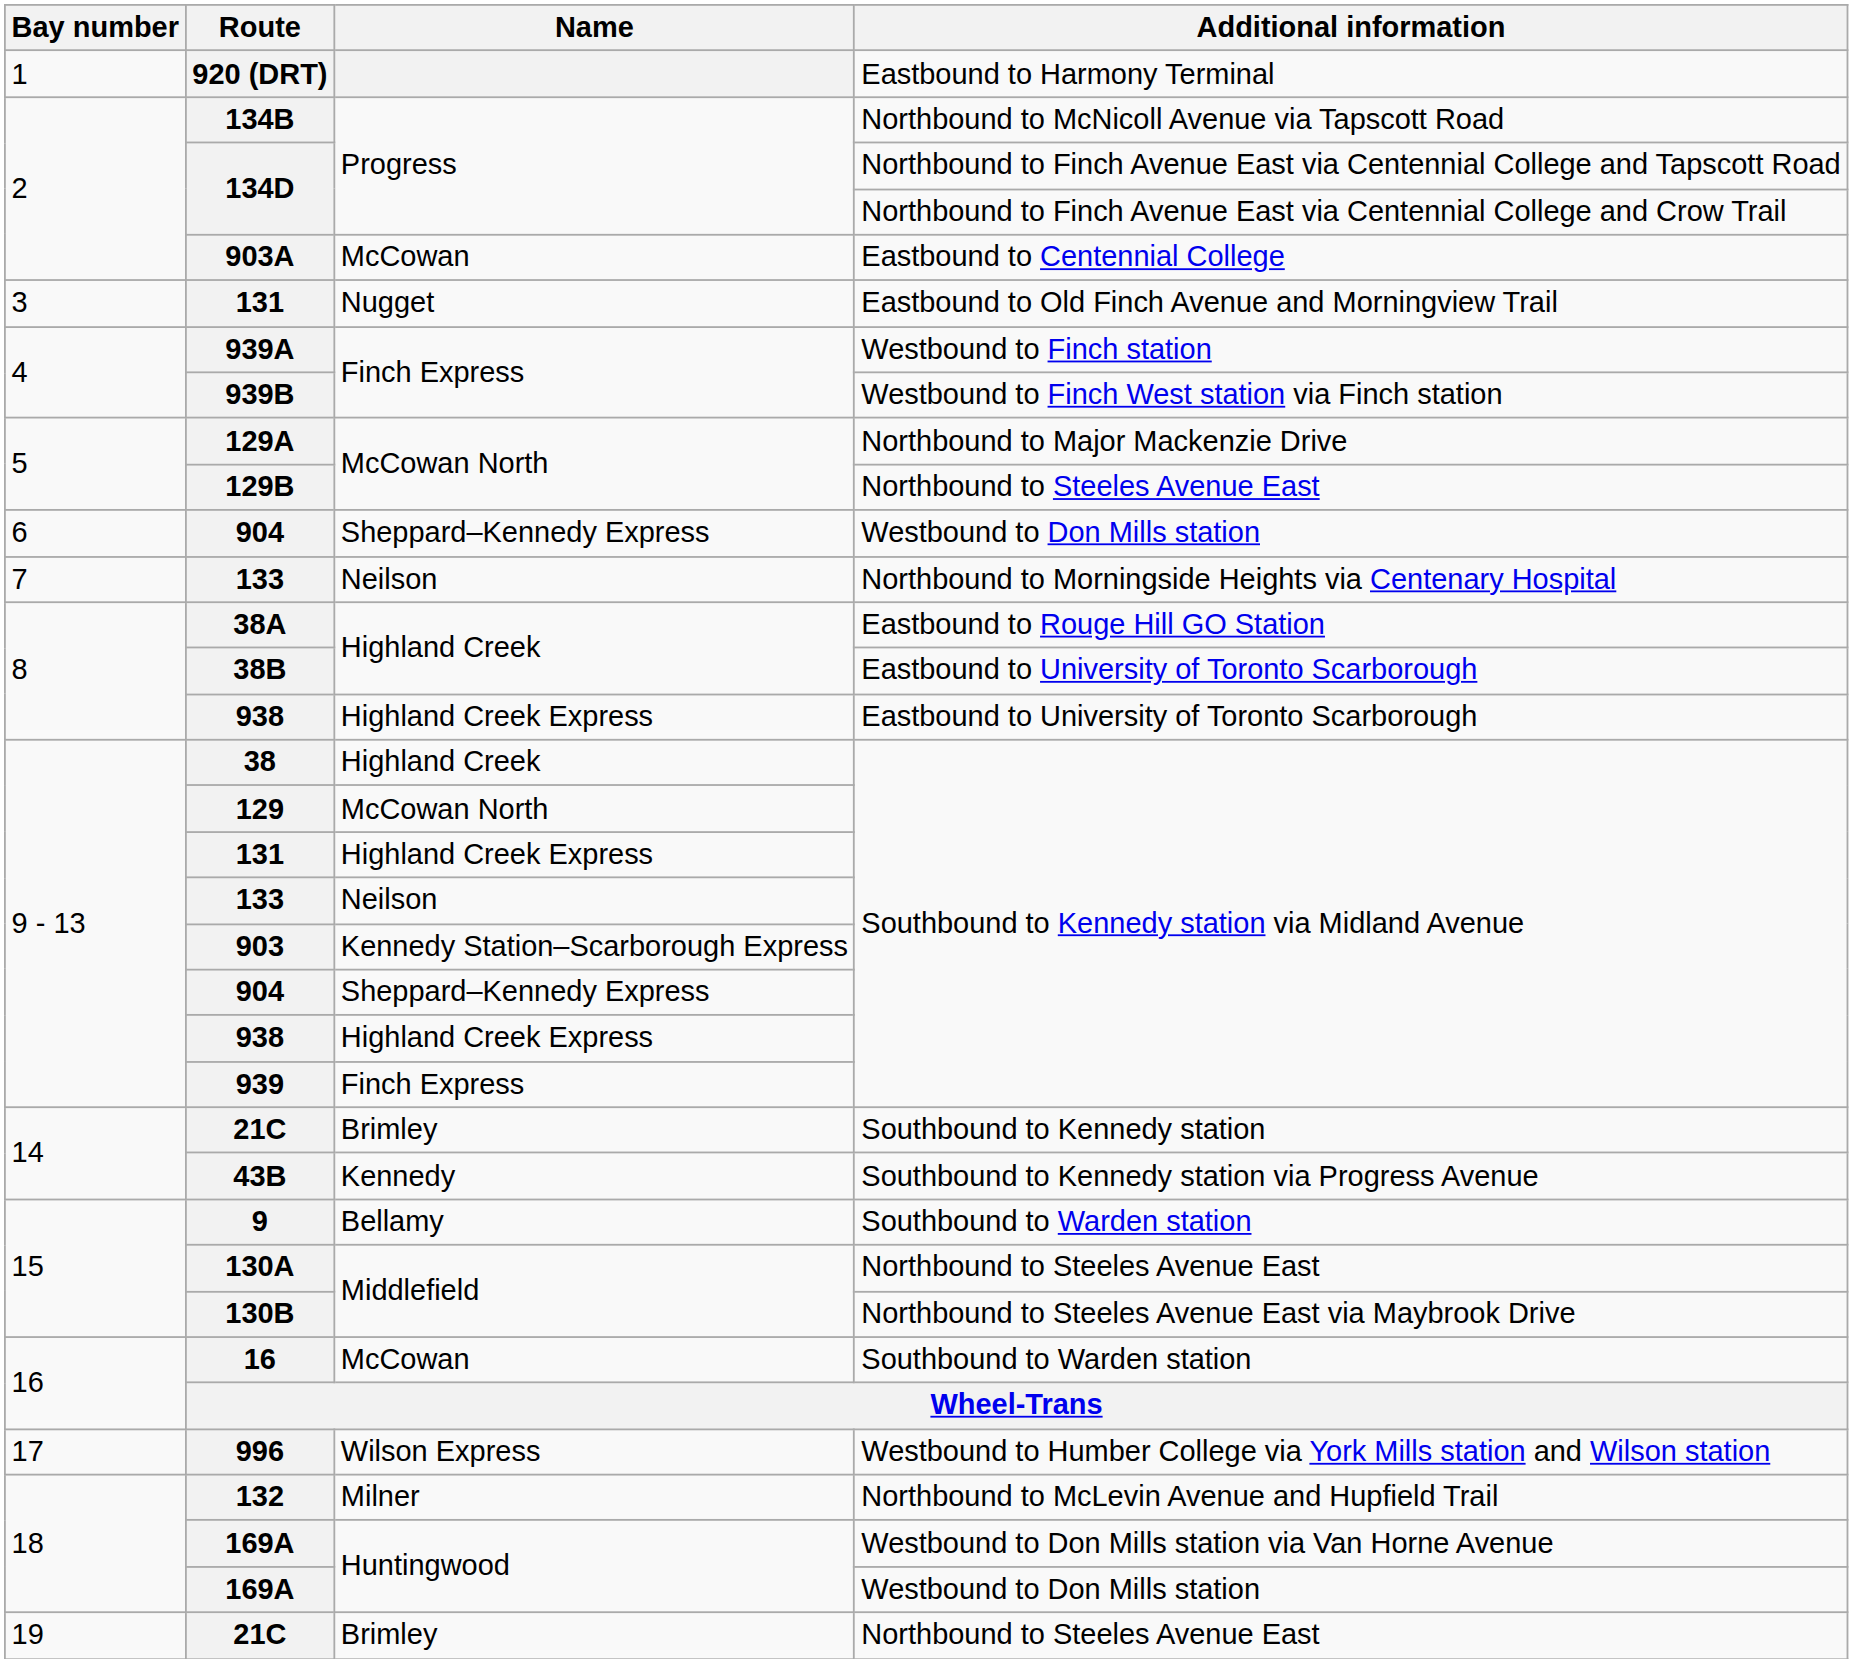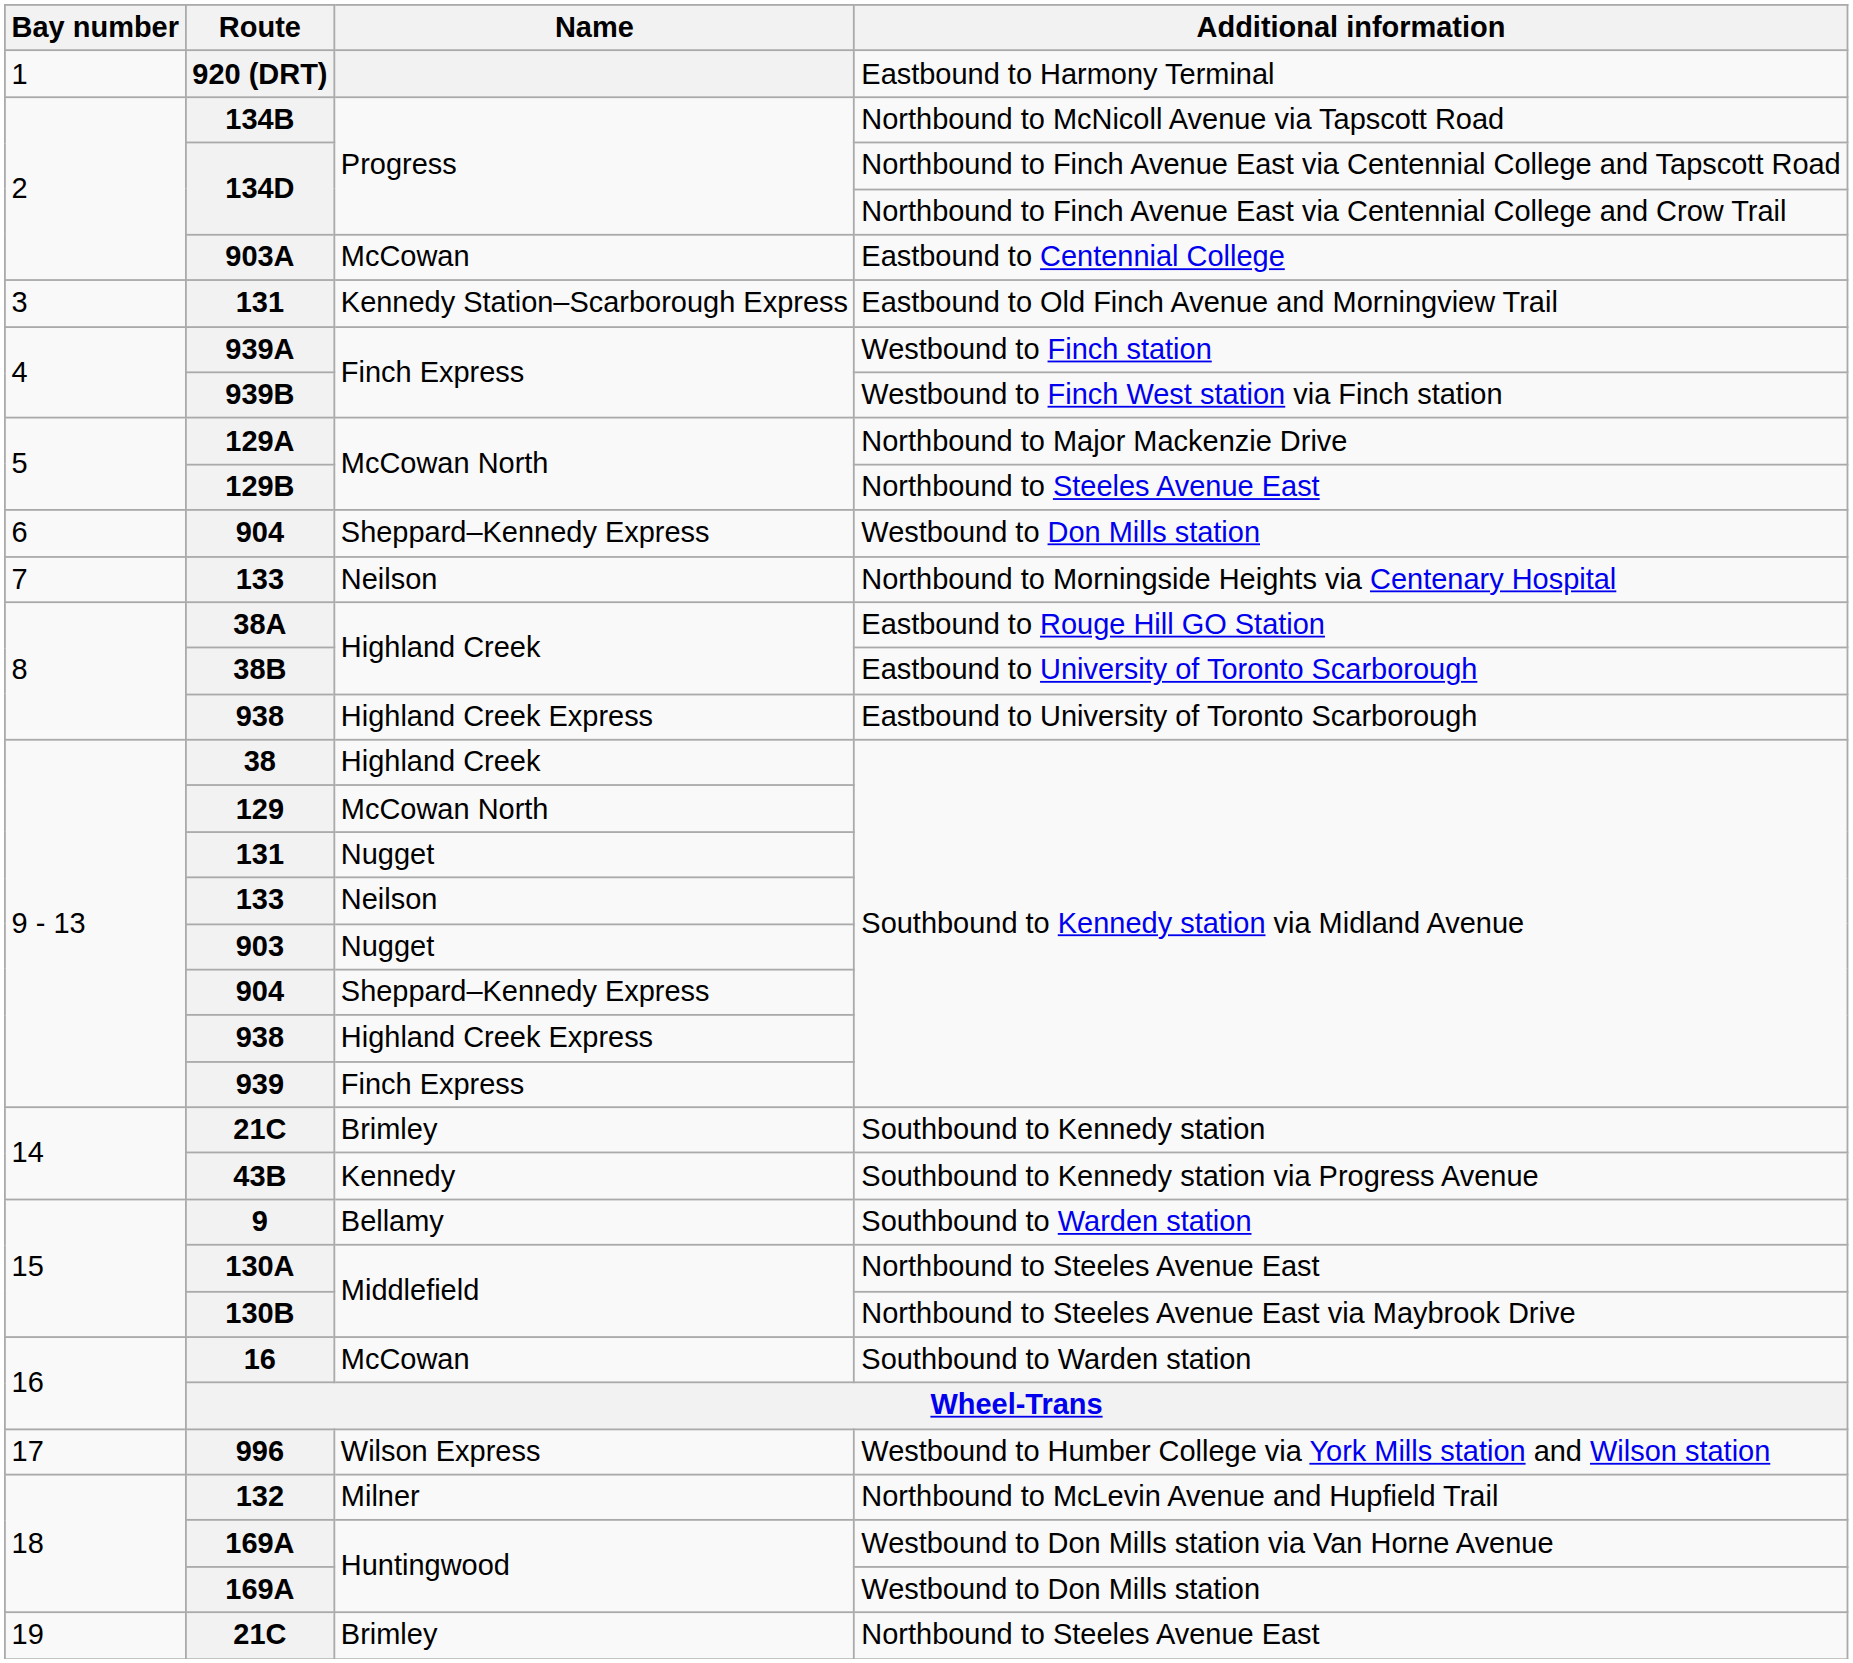(388, 303) Nugget -> (594, 303) Kennedy Station–Scarborough Express
(497, 854) Highland Creek Express -> (388, 854) Nugget
(594, 946) Kennedy Station–Scarborough Express -> (388, 946) Nugget
